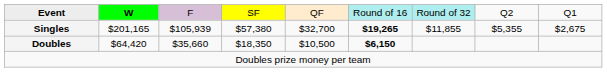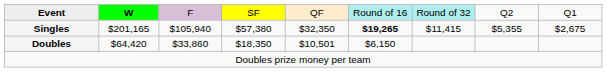(190, 28) $105,939 -> (190, 28) $105,940
(317, 28) $32,700 -> (317, 28) $32,350
(443, 28) $11,855 -> (443, 28) $11,415
(190, 44) $35,660 -> (190, 44) $33,860
(317, 44) $10,500 -> (317, 44) $10,501
(380, 44) bold -> (380, 44) normal
